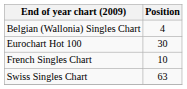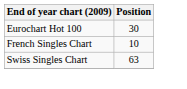- row: (74, 28)
